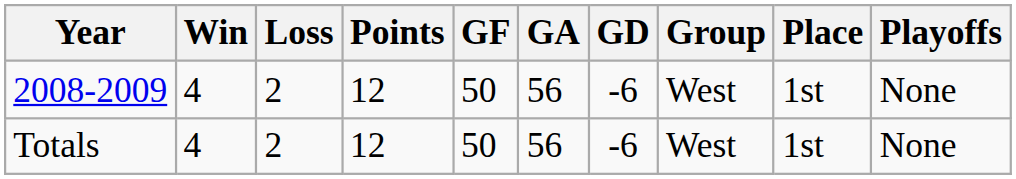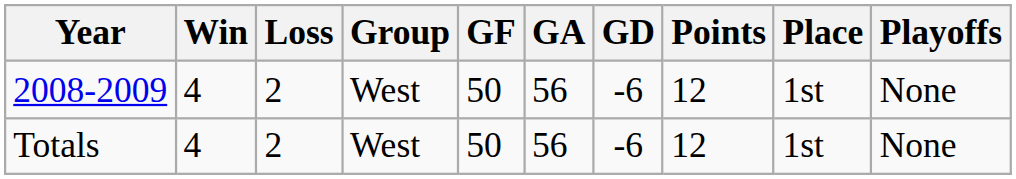columns swapped: (397, 32) <-> (716, 32)
